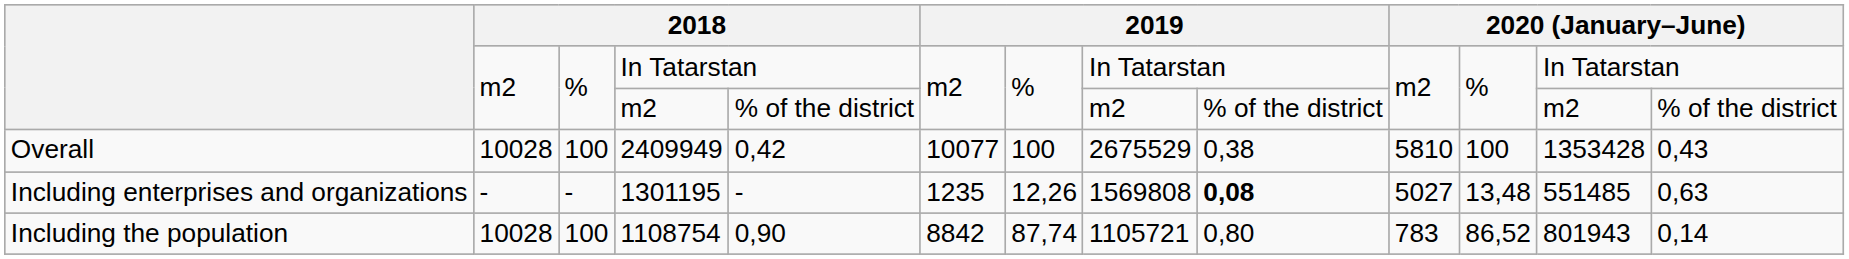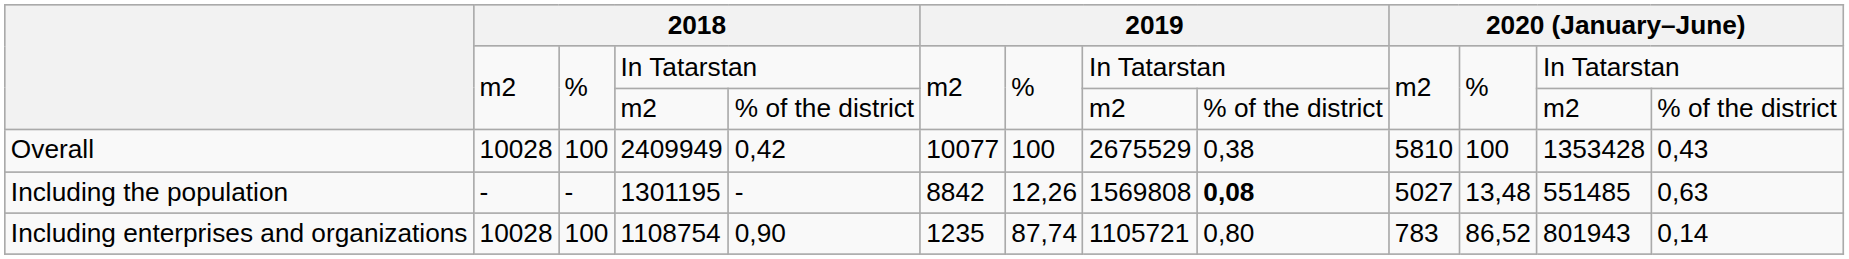(239, 191) Including enterprises and organizations -> (149, 191) Including the population
(955, 191) 1235 -> (955, 191) 8842
(149, 233) Including the population -> (239, 233) Including enterprises and organizations
(955, 233) 8842 -> (955, 233) 1235
